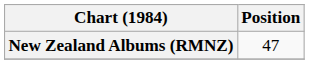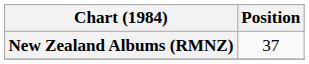(271, 45) 47 -> (271, 45) 37
